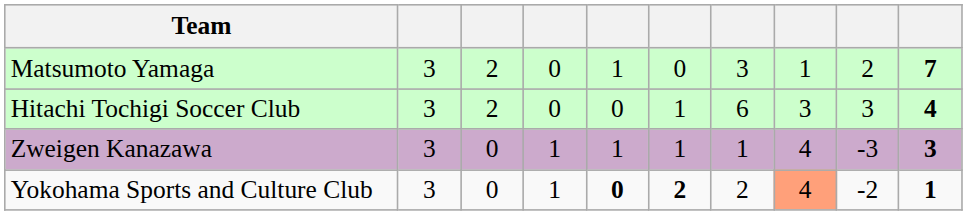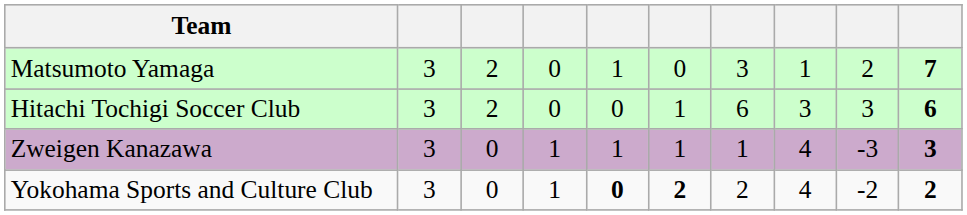(930, 108) 4 -> (930, 108) 6
(805, 189) lightsalmon background -> (805, 189) no background
(930, 189) 1 -> (930, 189) 2
